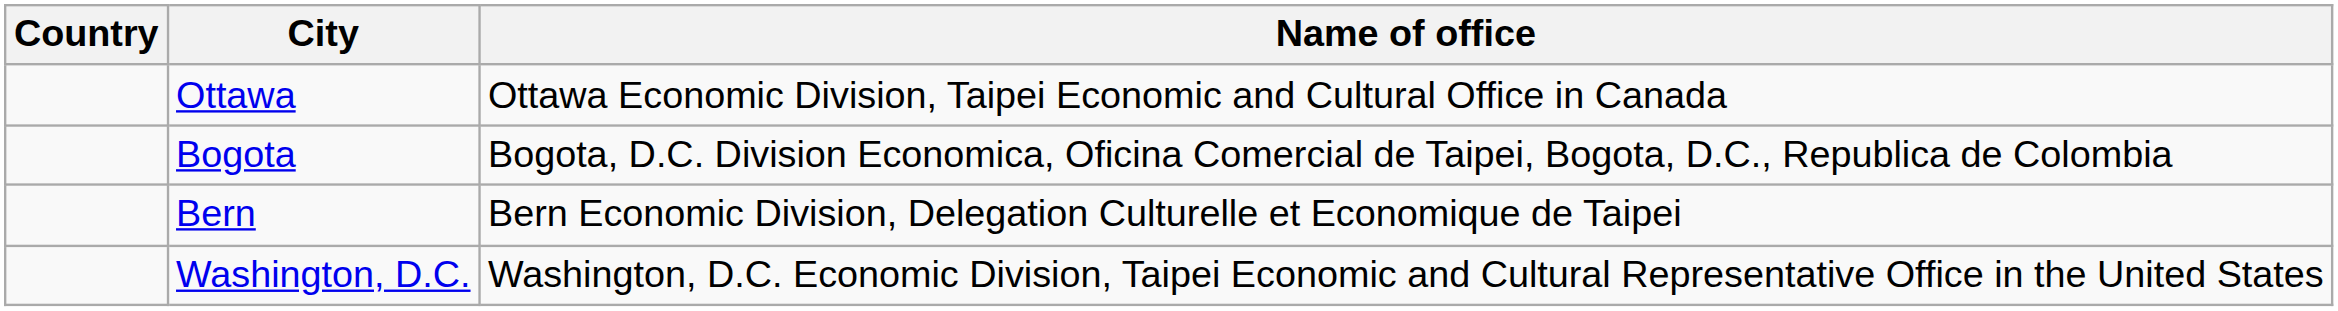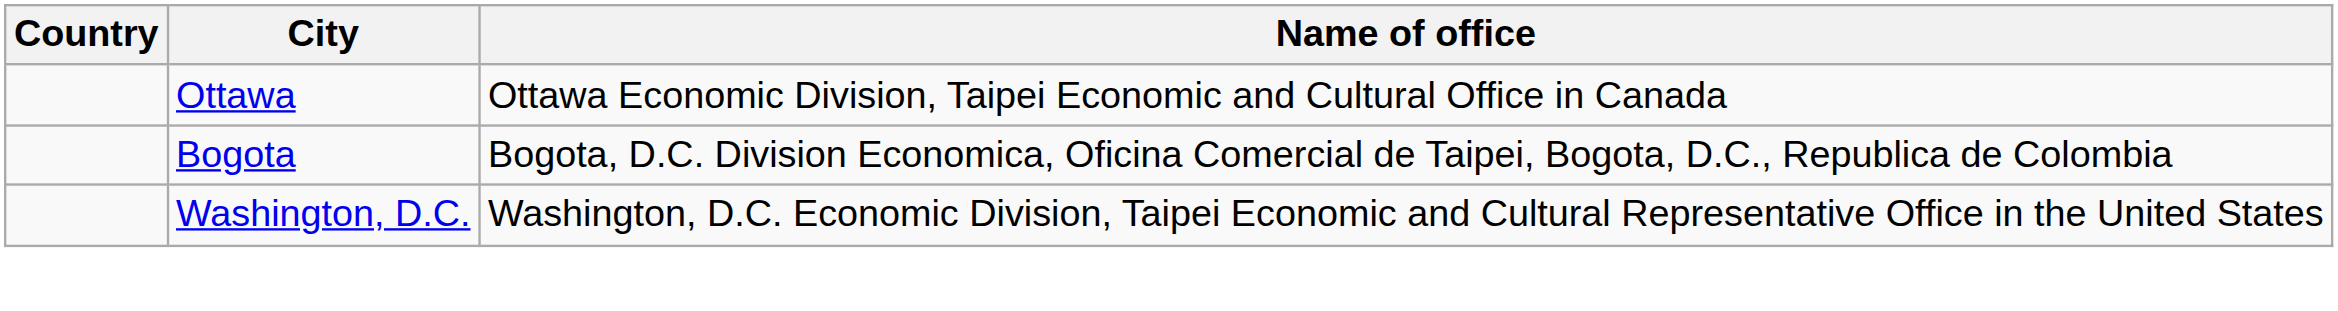- row: (216, 214)
